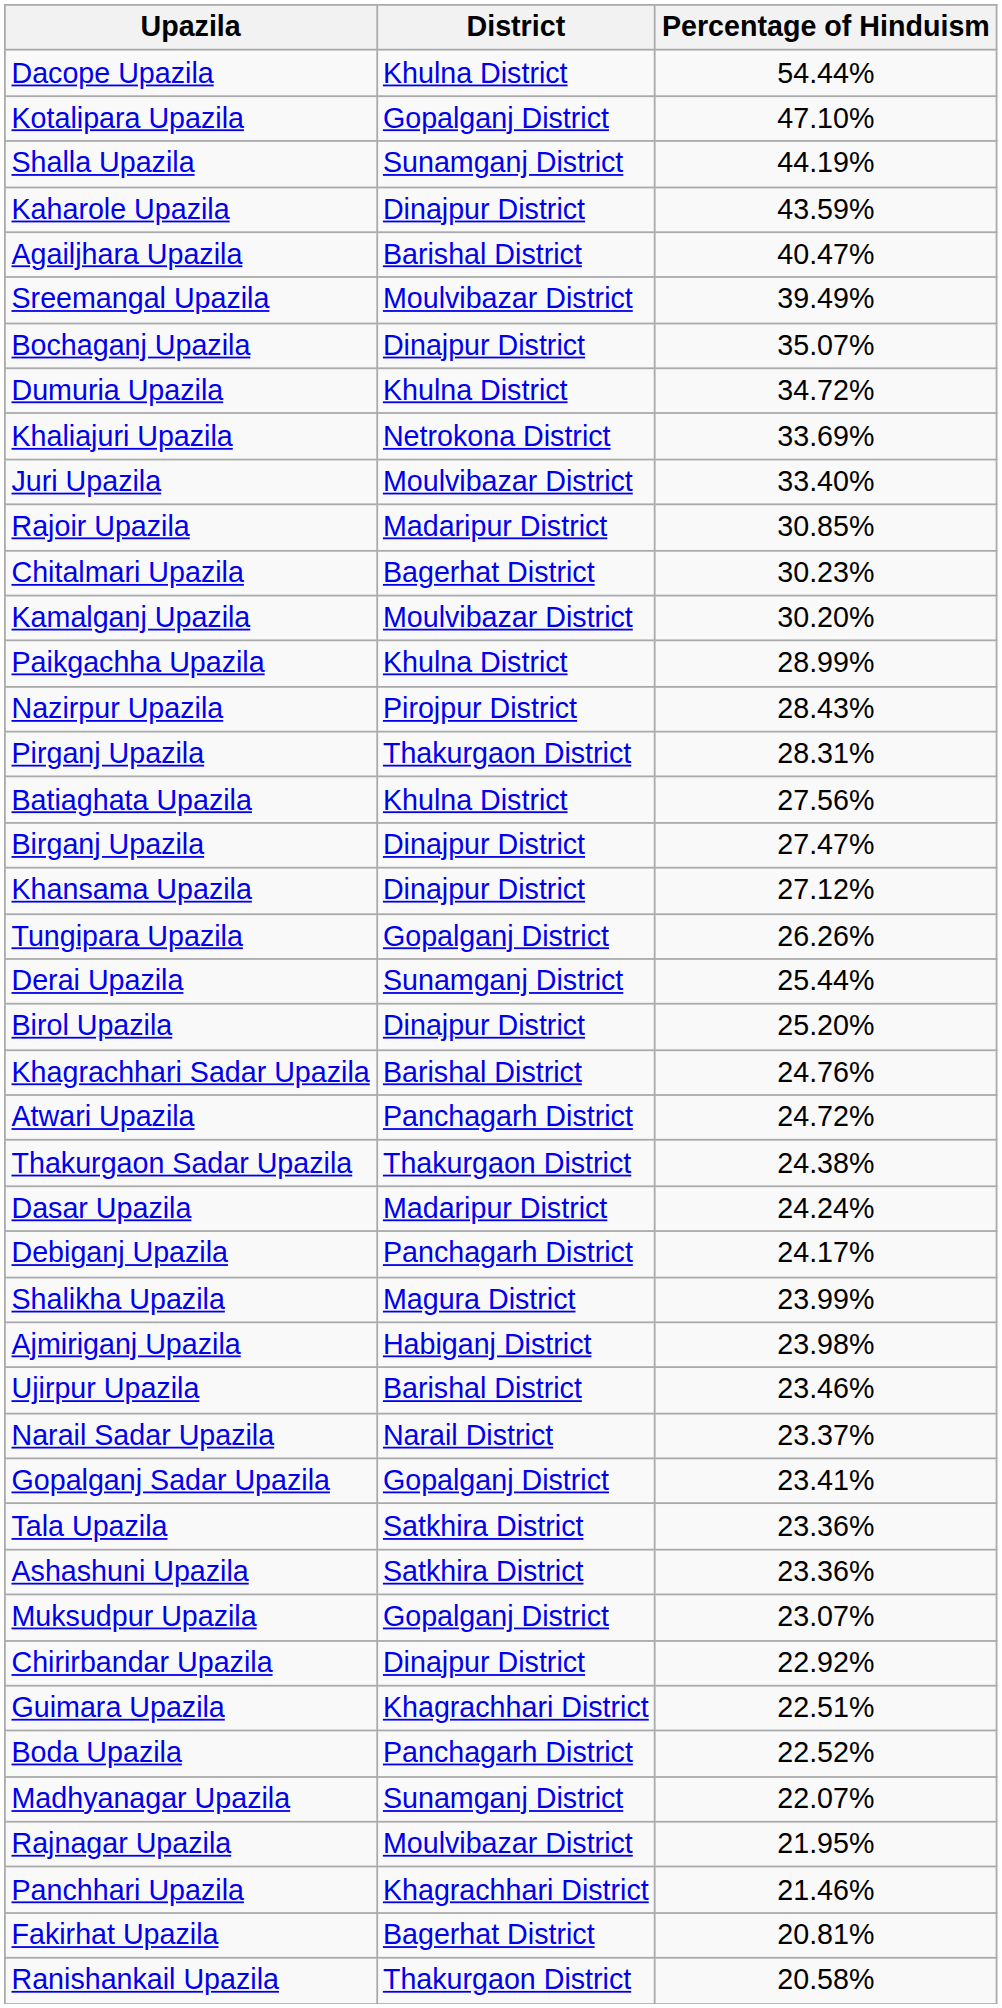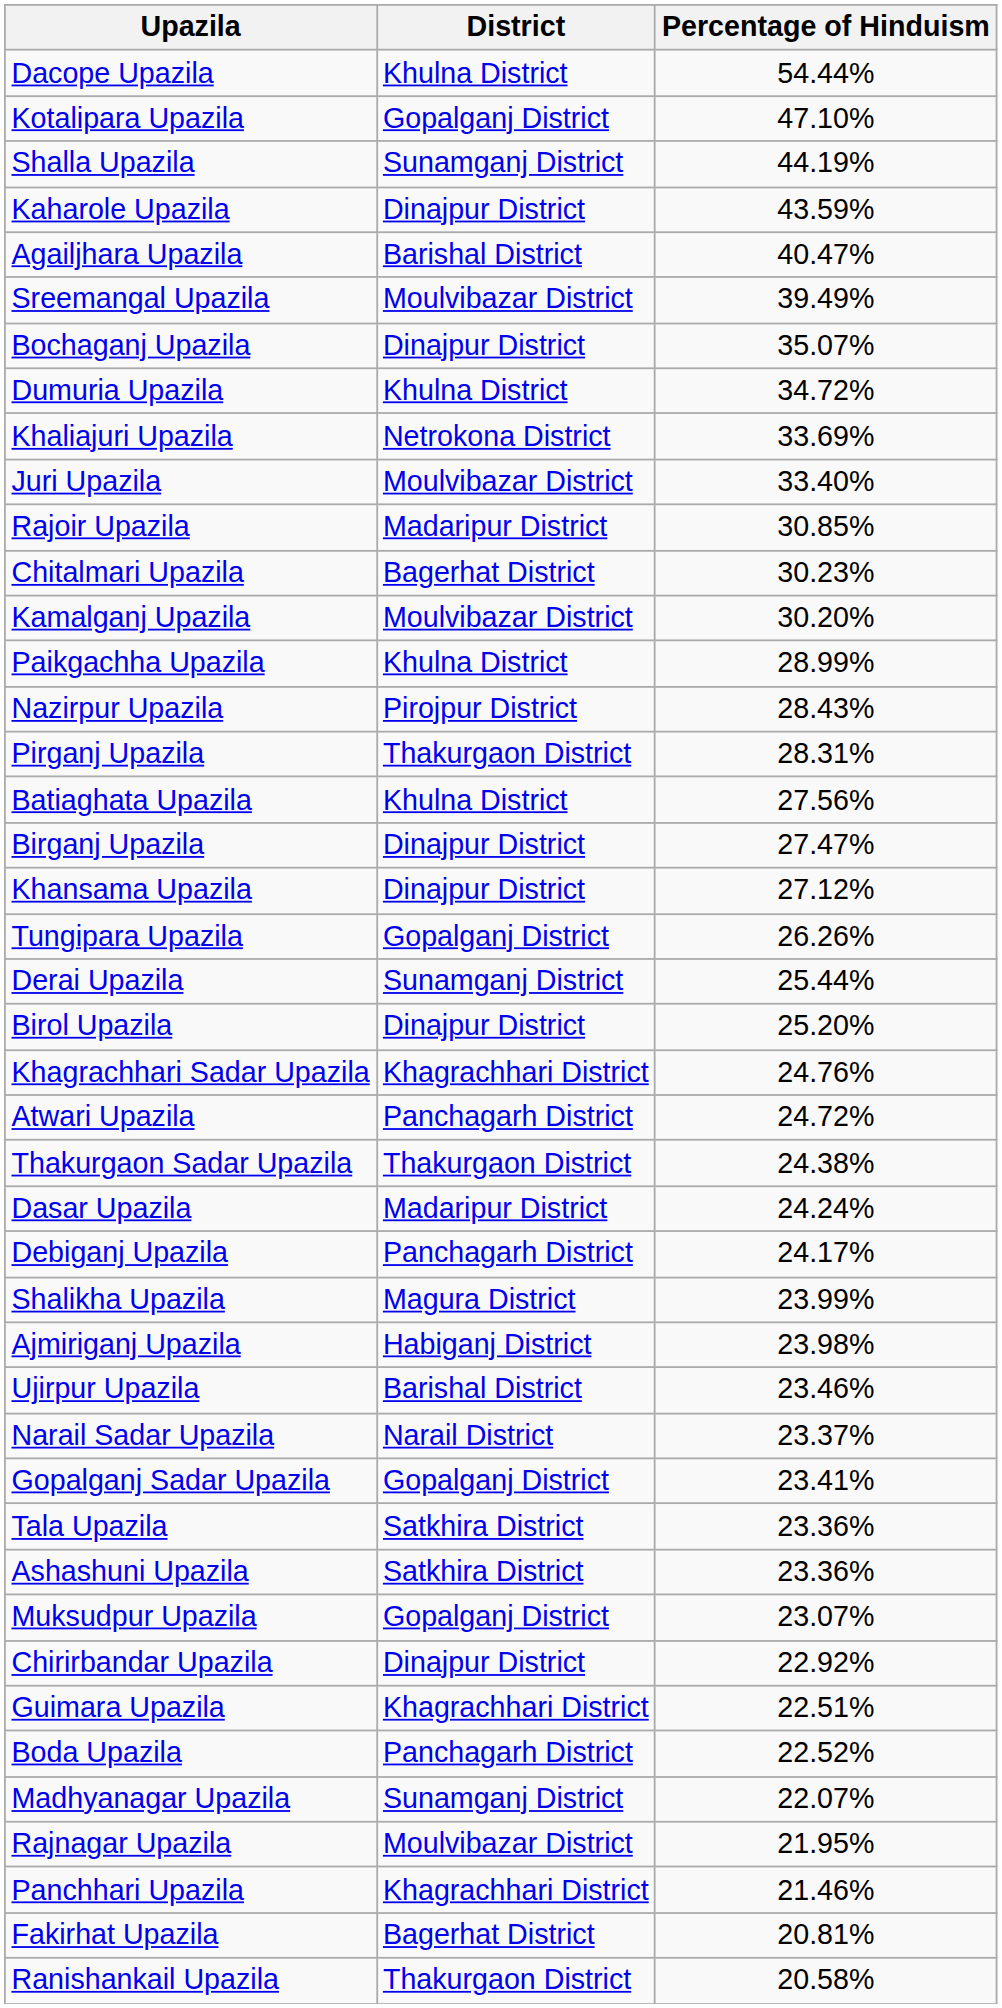(482, 1071) Barishal District -> (516, 1071) Khagrachhari District
